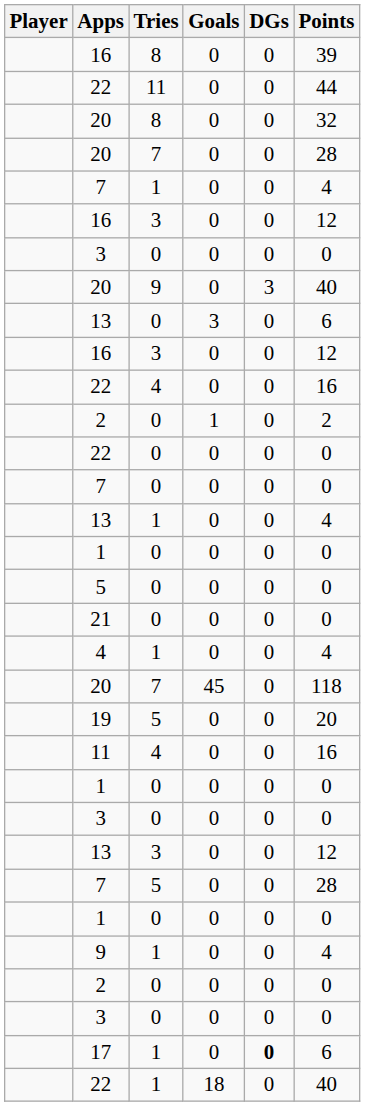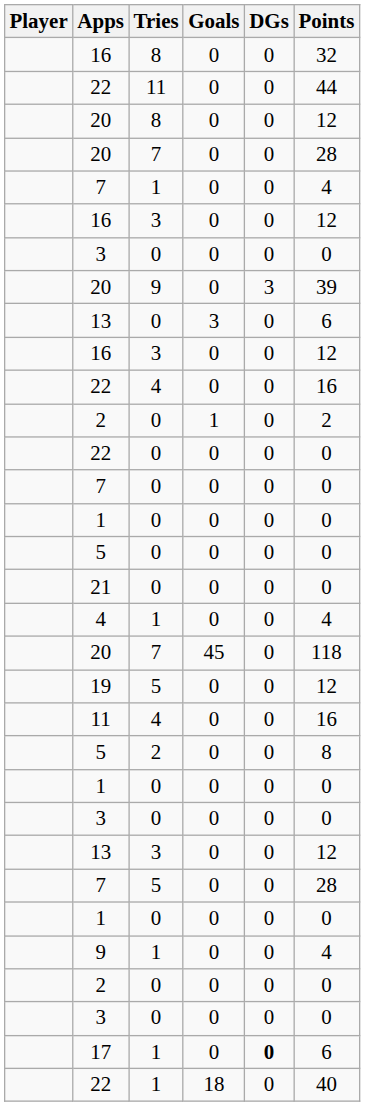(326, 54) 39 -> (326, 54) 32
(326, 120) 32 -> (326, 120) 12
(326, 287) 40 -> (326, 287) 39
- row: (101, 519)
(326, 719) 20 -> (326, 685) 12
+ row: (101, 752)
